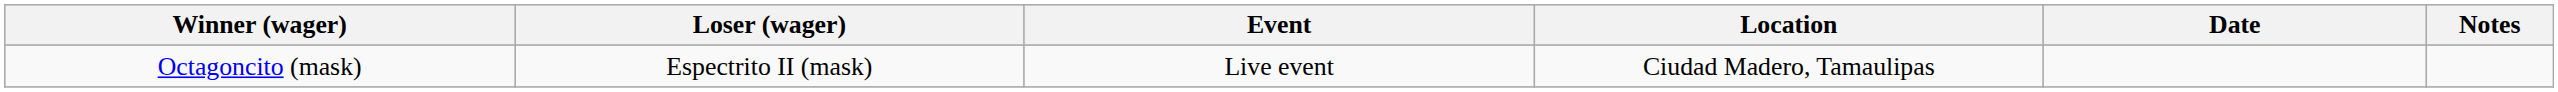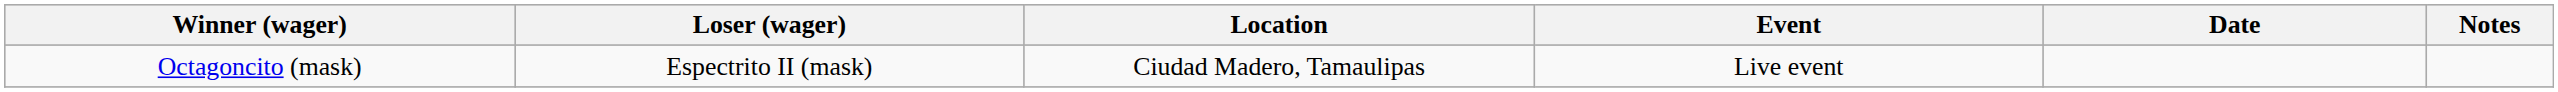columns swapped: (1789, 24) <-> (1279, 24)
